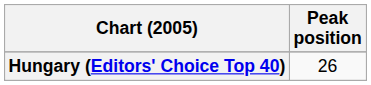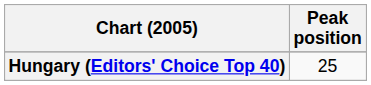(328, 66) 26 -> (328, 66) 25
